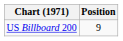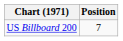(98, 28) 9 -> (98, 28) 7
